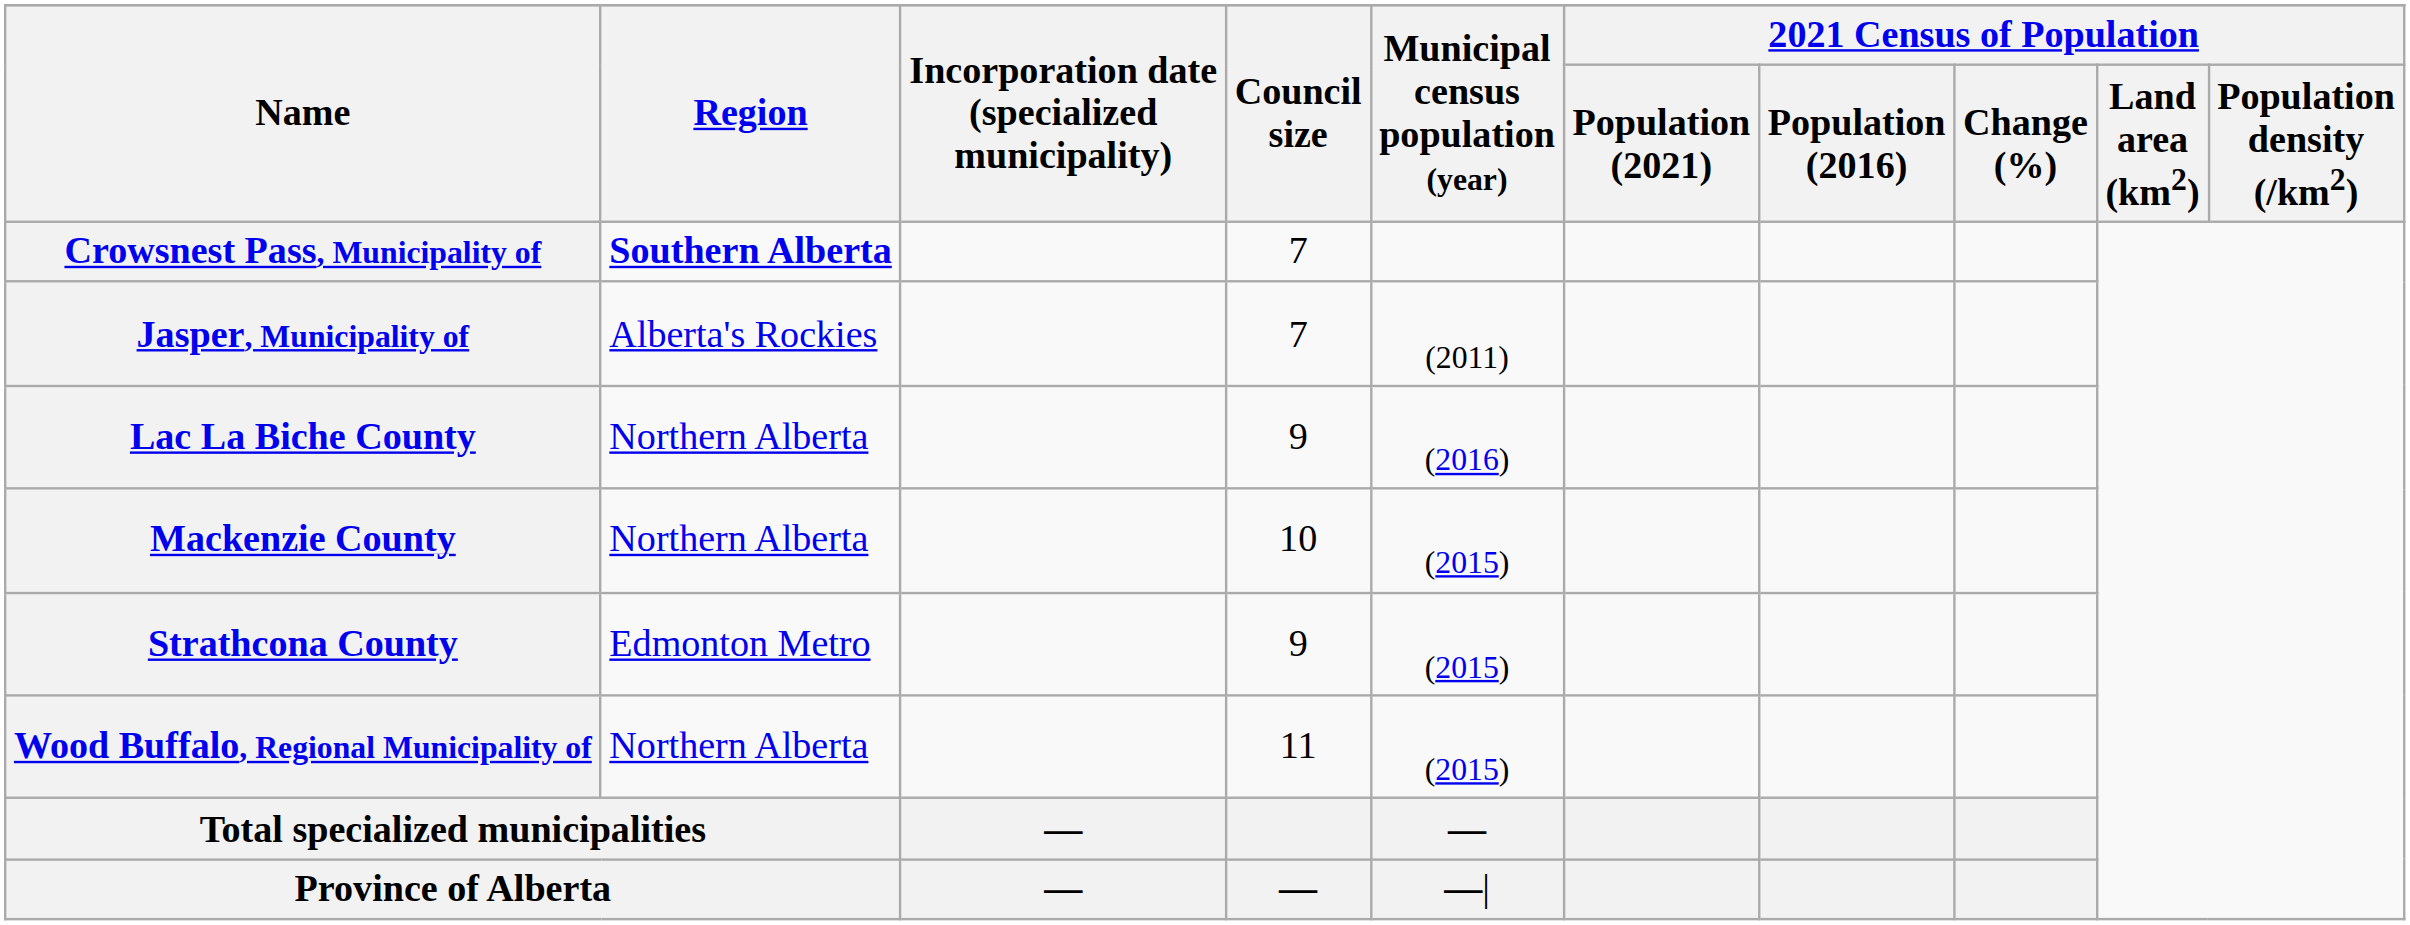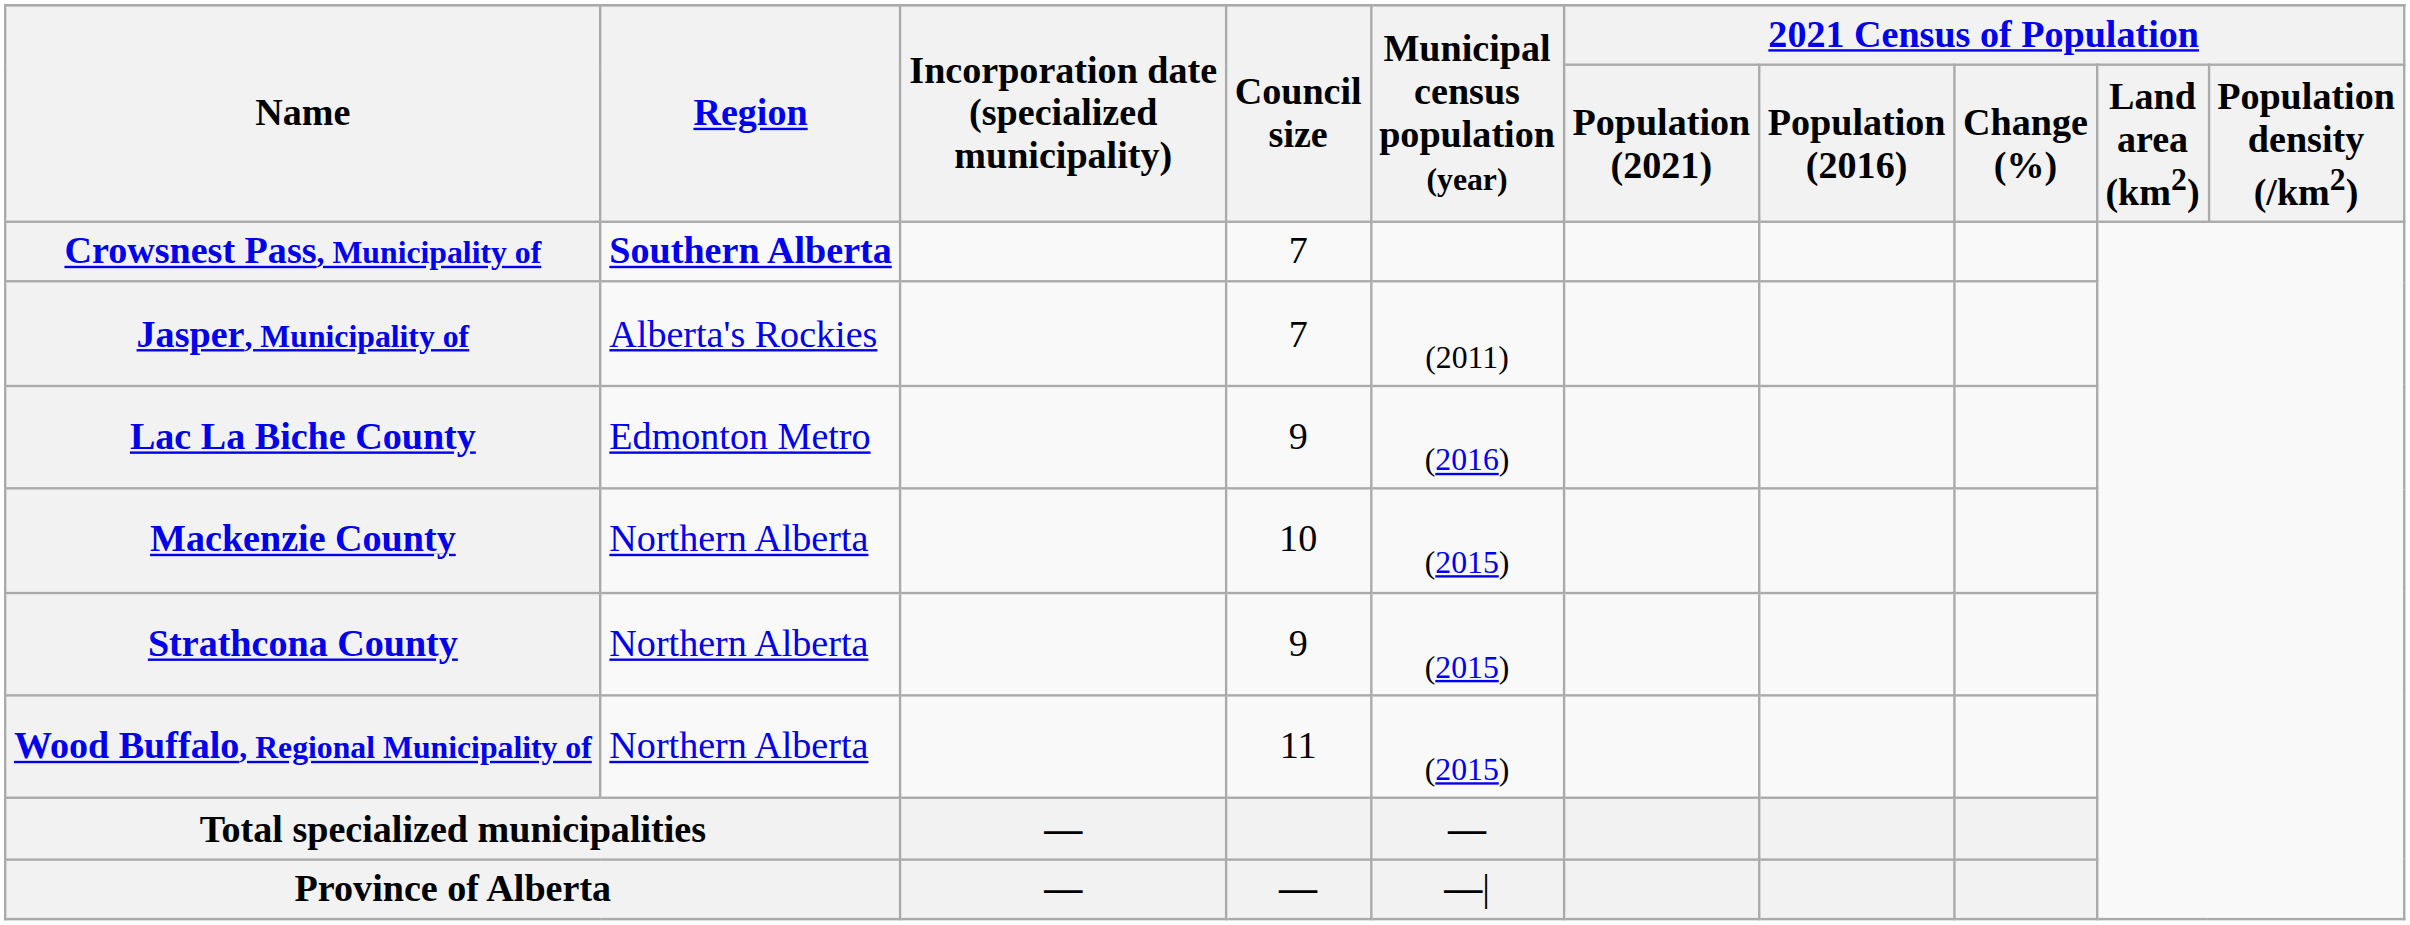(739, 436) Northern Alberta -> (740, 436) Edmonton Metro
(740, 642) Edmonton Metro -> (739, 642) Northern Alberta
